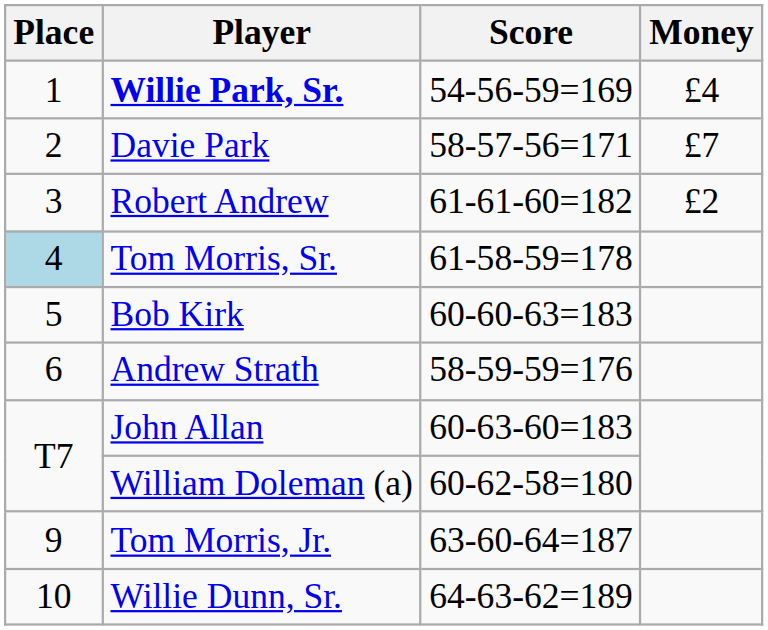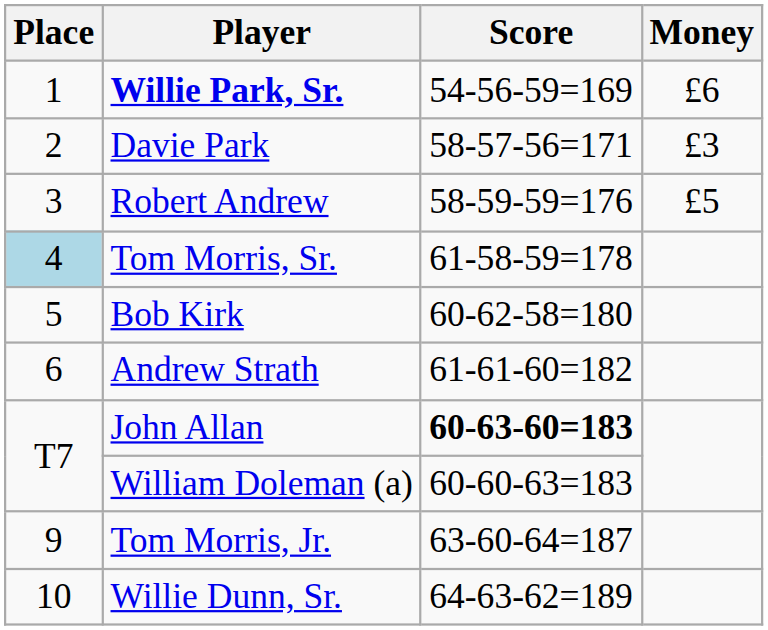(701, 88) £4 -> (702, 88) £6
(701, 145) £7 -> (702, 145) £3
(531, 201) 61-61-60=182 -> (531, 201) 58-59-59=176
(701, 201) £2 -> (702, 201) £5
(531, 314) 60-60-63=183 -> (531, 314) 60-62-58=180
(531, 370) 58-59-59=176 -> (531, 370) 61-61-60=182
(531, 426) normal -> (531, 426) bold
(531, 483) 60-62-58=180 -> (531, 483) 60-60-63=183
